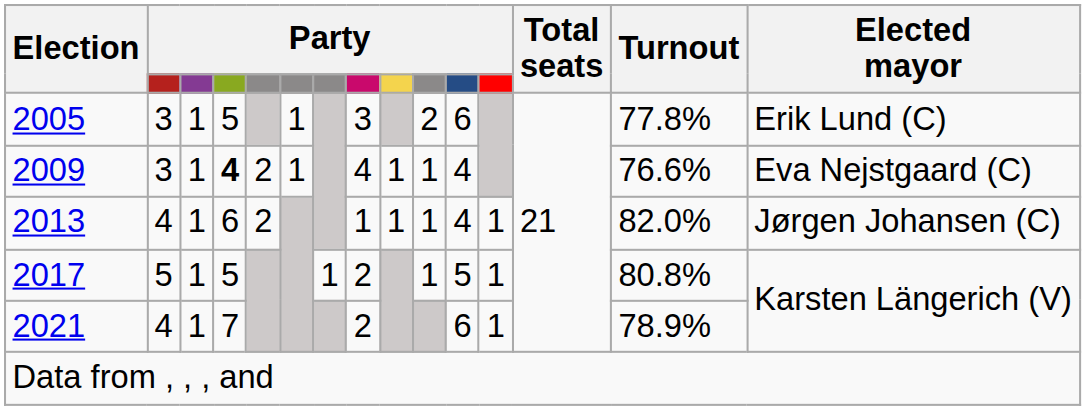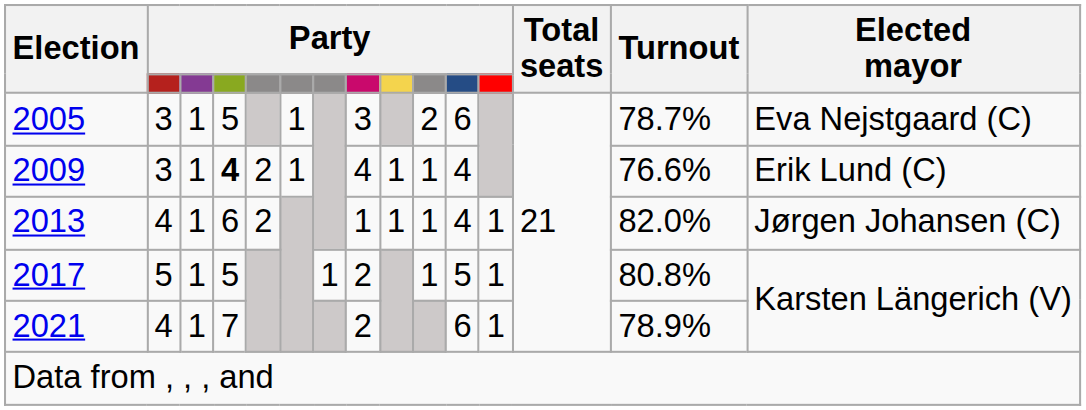(665, 118) 77.8% -> (665, 118) 78.7%
(850, 118) Erik Lund (C) -> (893, 118) Eva Nejstgaard (C)
(893, 170) Eva Nejstgaard (C) -> (850, 170) Erik Lund (C)
